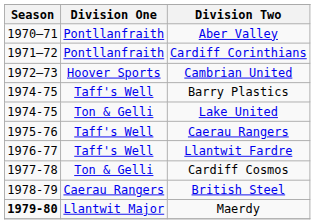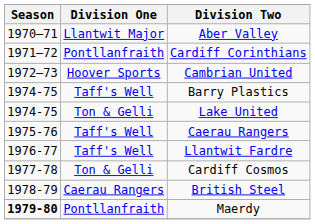(114, 34) Pontllanfraith -> (114, 34) Llantwit Major
(114, 209) Llantwit Major -> (114, 209) Pontllanfraith
